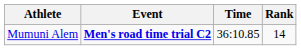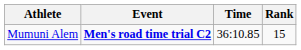(279, 34) 14 -> (279, 34) 15
